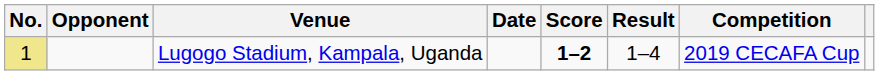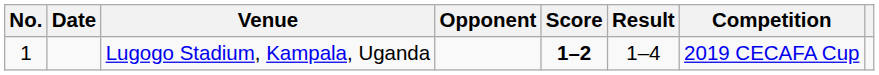columns swapped: (514, 20) <-> (100, 20)
(26, 53) khaki background -> (26, 53) no background
